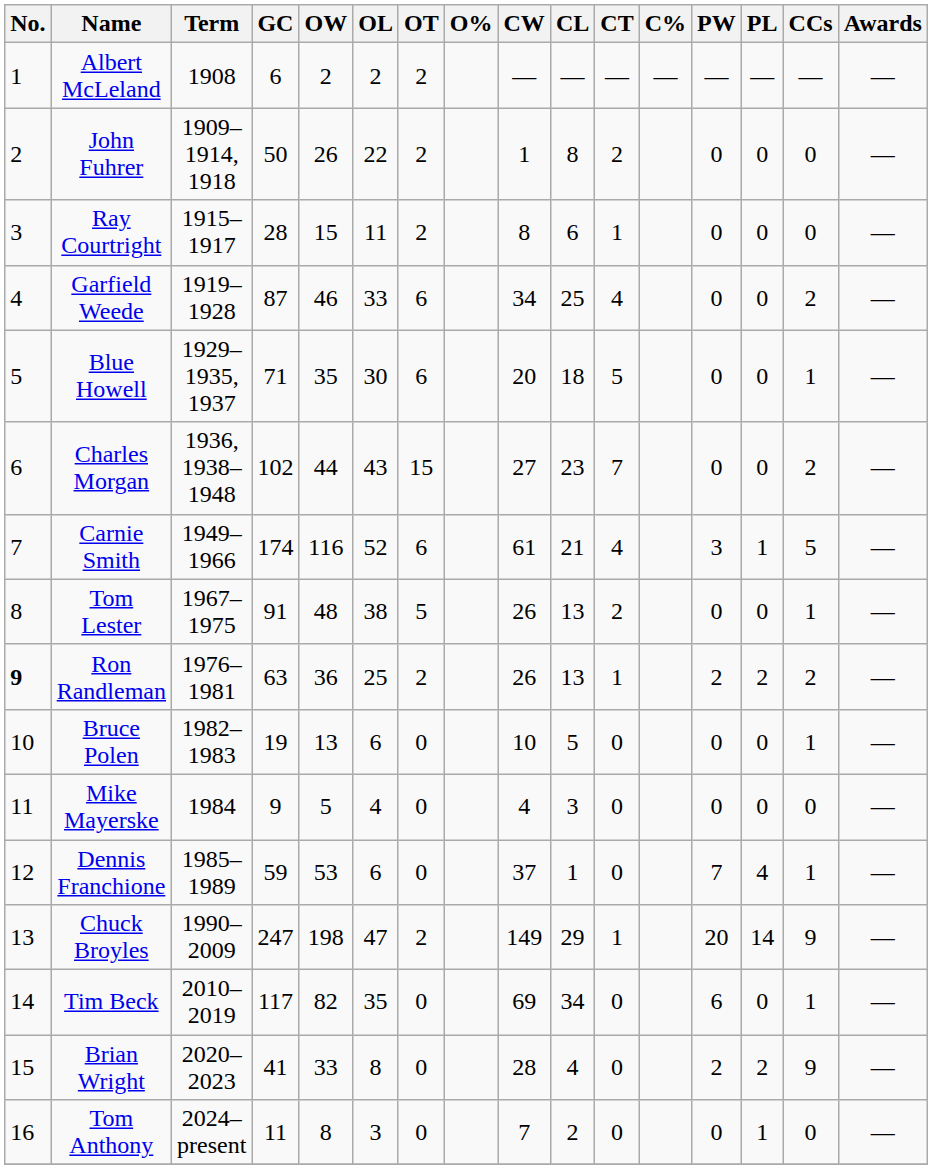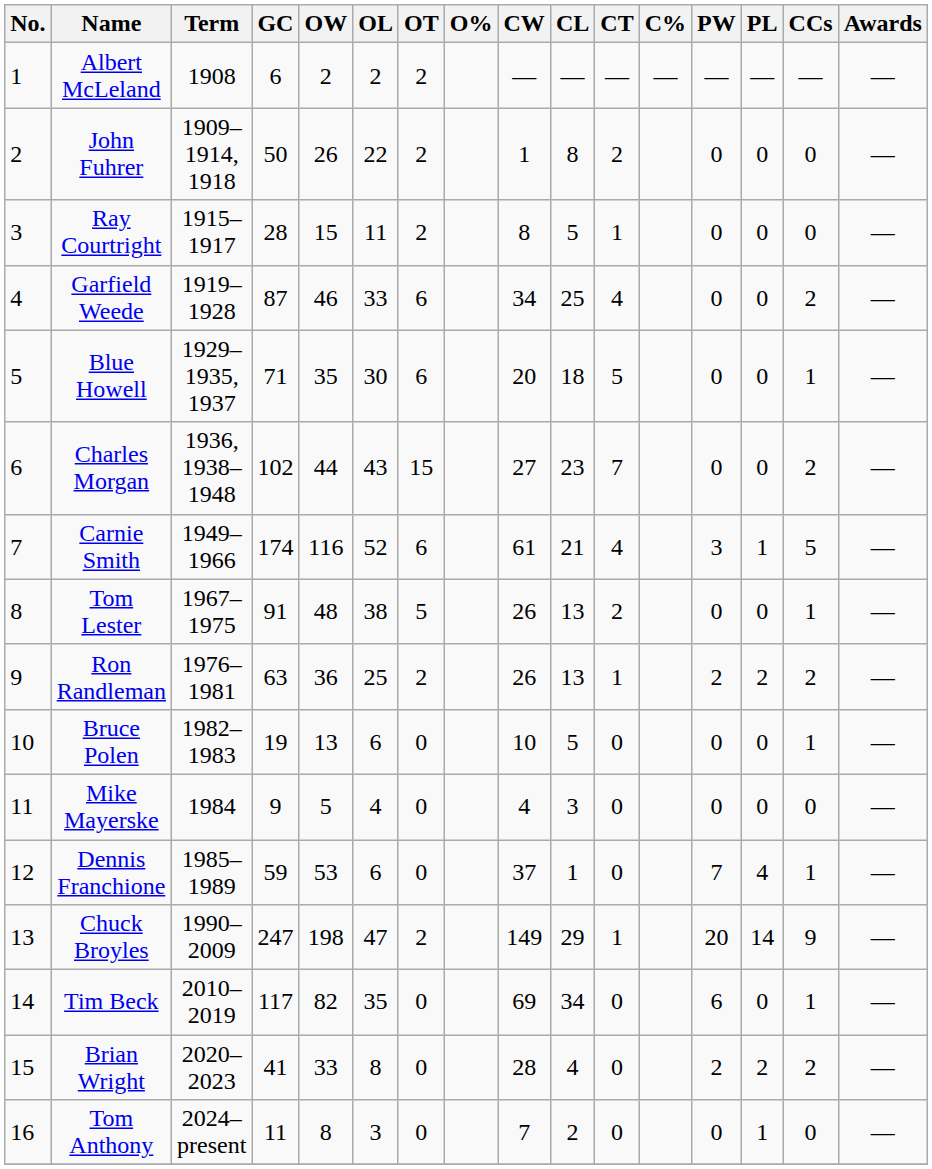(573, 232) 6 -> (573, 232) 5
(16, 676) bold -> (16, 676) normal
(811, 1066) 9 -> (811, 1066) 2
